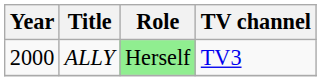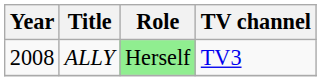(32, 57) 2000 -> (32, 57) 2008
